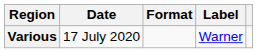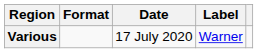columns swapped: (102, 15) <-> (169, 15)
